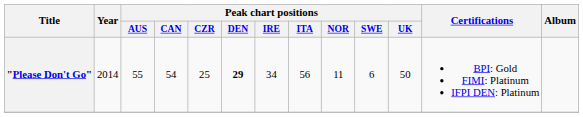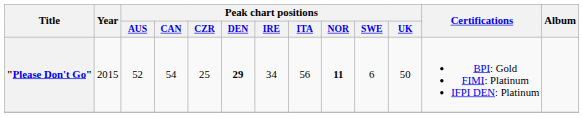(108, 74) 2014 -> (108, 74) 2015
(138, 74) 55 -> (138, 74) 52
(338, 74) normal -> (338, 74) bold
